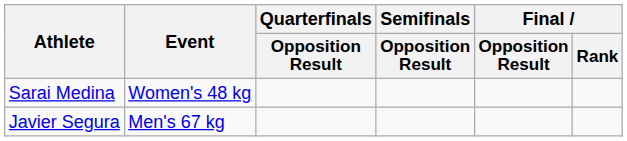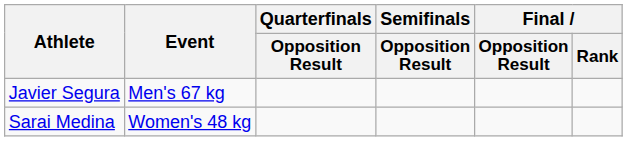rows swapped: (62, 93) <-> (64, 122)
